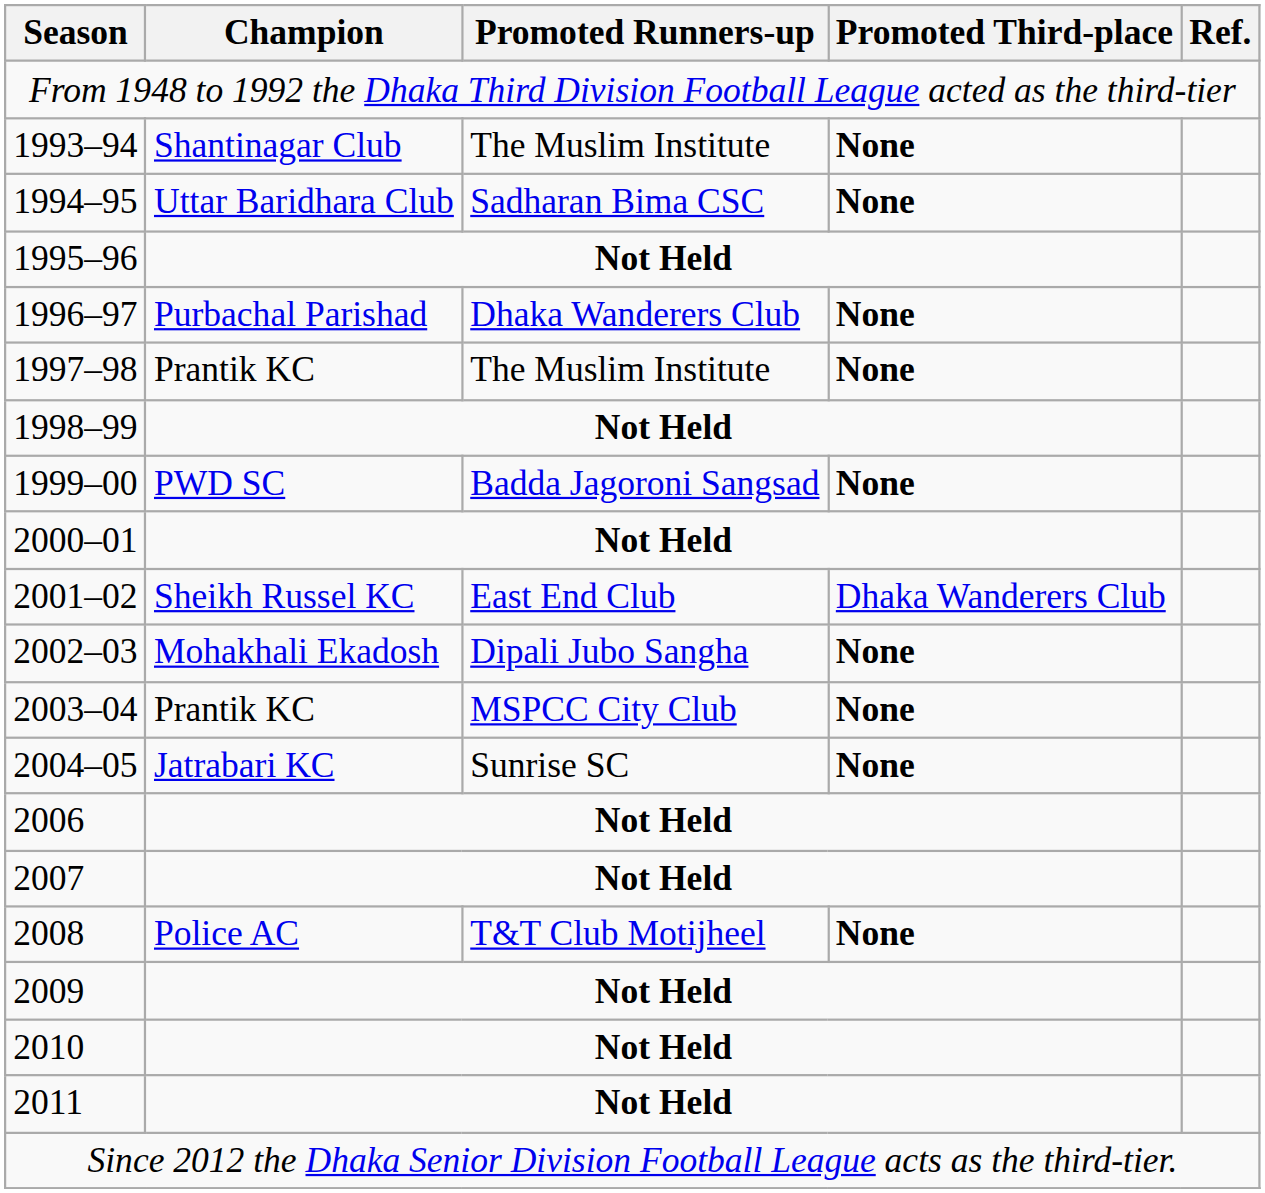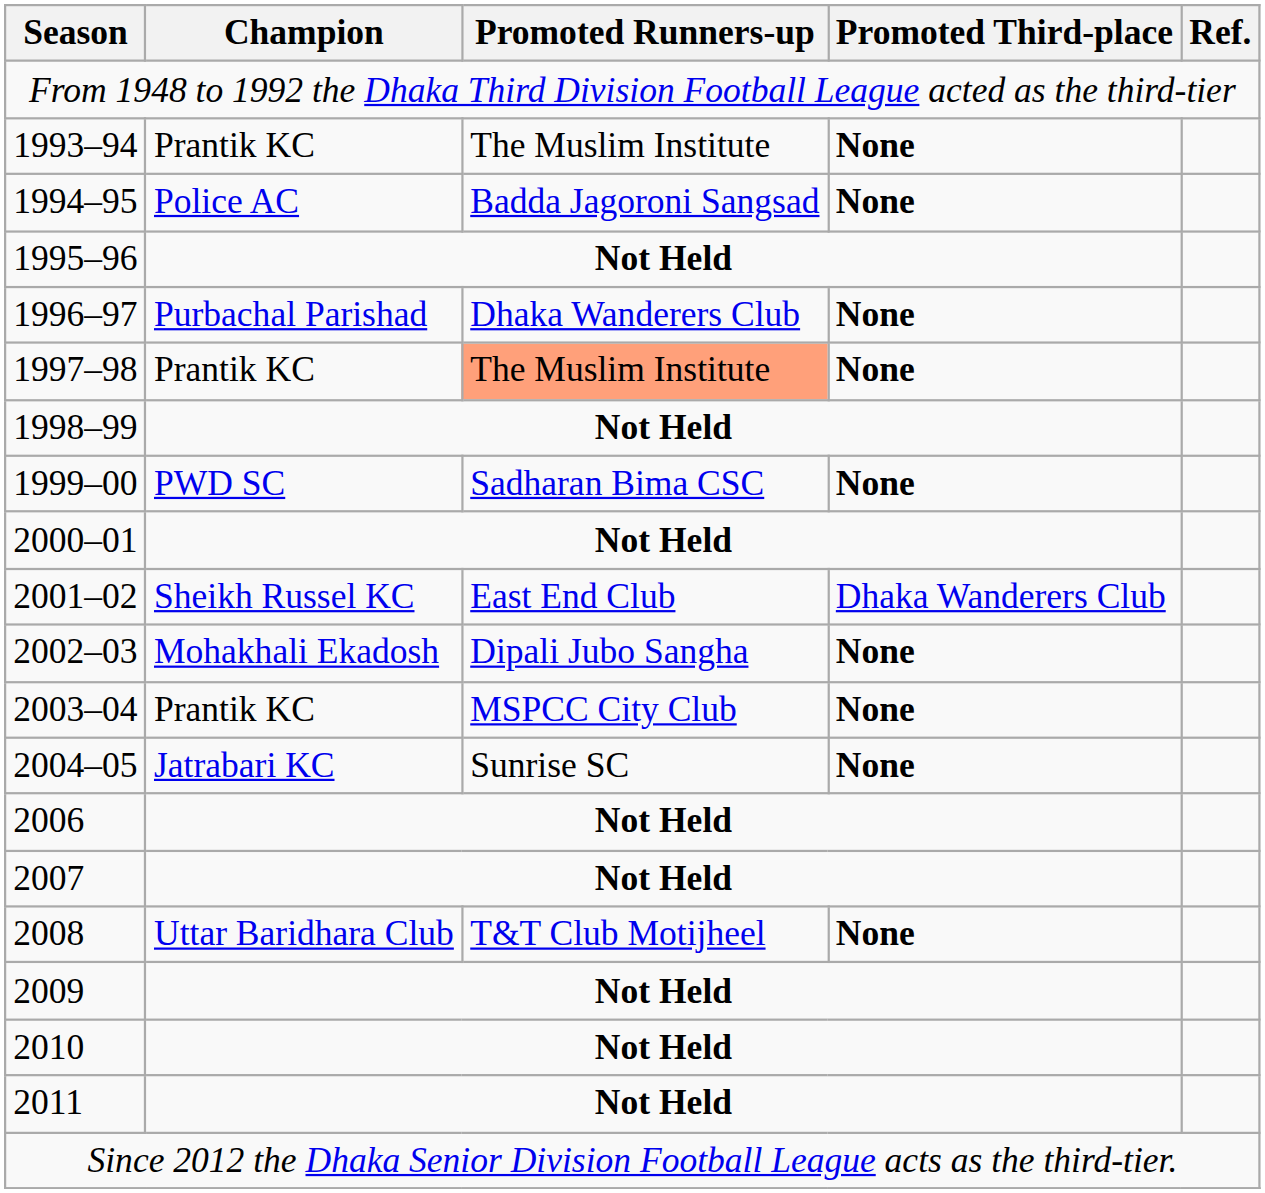(278, 145) Shantinagar Club -> (234, 145) Prantik KC
(304, 201) Uttar Baridhara Club -> (227, 201) Police AC
(617, 201) Sadharan Bima CSC -> (645, 201) Badda Jagoroni Sangsad
(620, 370) no background -> (620, 370) lightsalmon background
(645, 483) Badda Jagoroni Sangsad -> (617, 483) Sadharan Bima CSC
(227, 933) Police AC -> (304, 933) Uttar Baridhara Club
